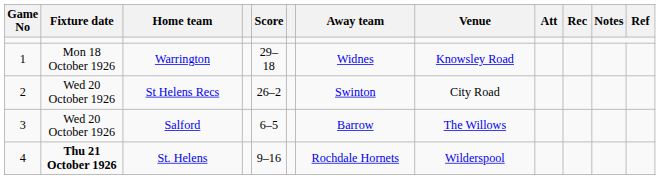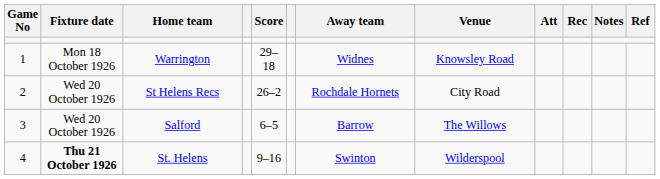(355, 92) Swinton -> (355, 92) Rochdale Hornets
(355, 158) Rochdale Hornets -> (355, 158) Swinton
